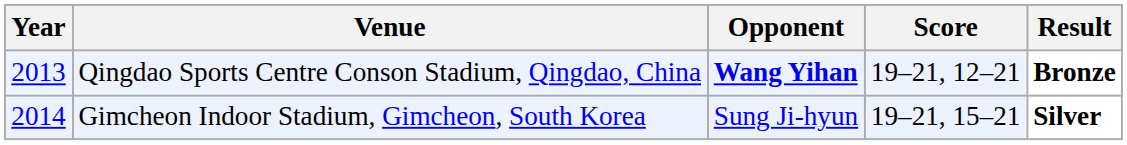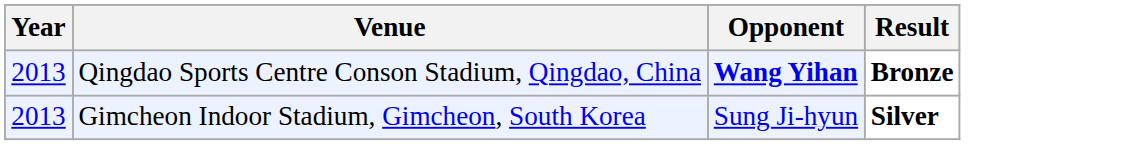- column: (946, 27)
(39, 117) 2014 -> (39, 117) 2013
